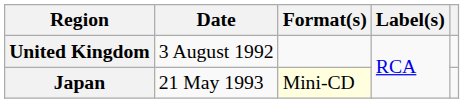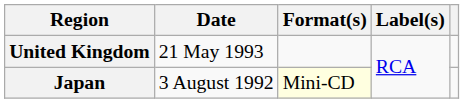(216, 51) 3 August 1992 -> (211, 51) 21 May 1993
(211, 82) 21 May 1993 -> (216, 82) 3 August 1992
